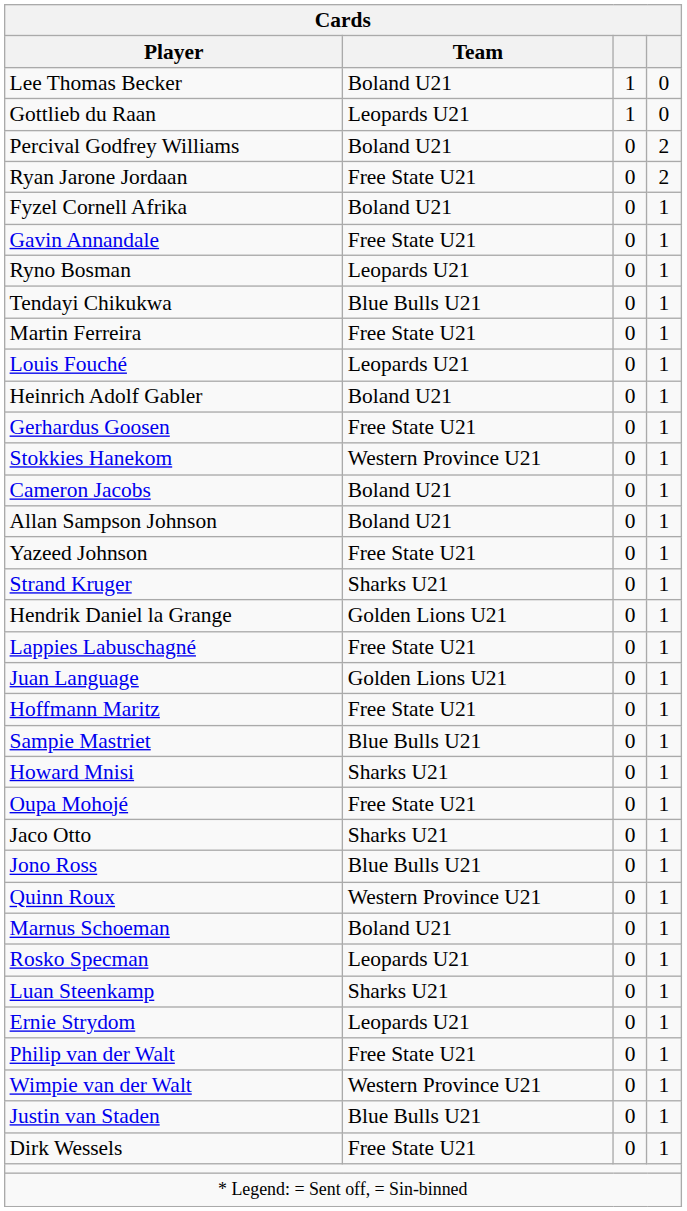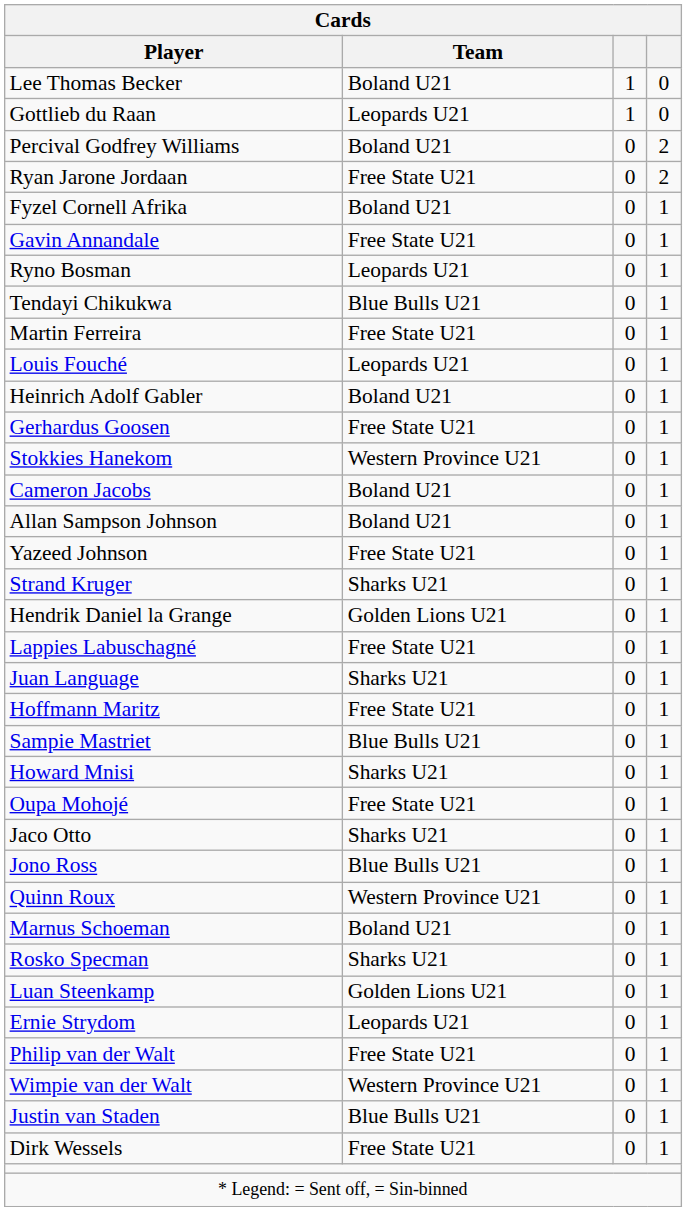(428, 677) Golden Lions U21 -> (398, 677) Sharks U21
(409, 959) Leopards U21 -> (398, 959) Sharks U21
(398, 991) Sharks U21 -> (428, 991) Golden Lions U21
